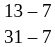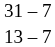rows swapped: (28, 10) <-> (28, 37)
